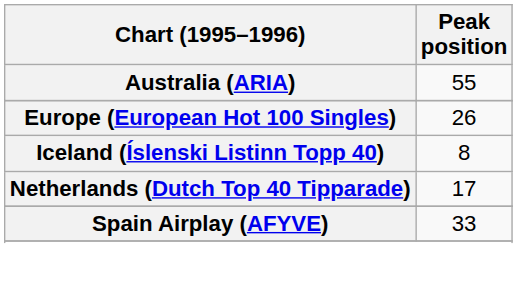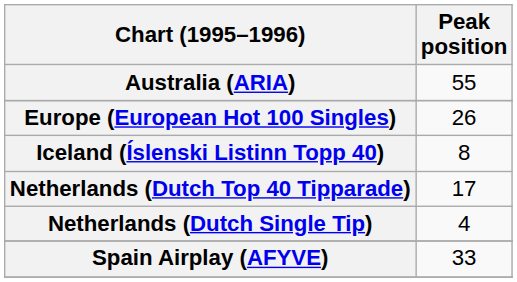+ row: (210, 223)
